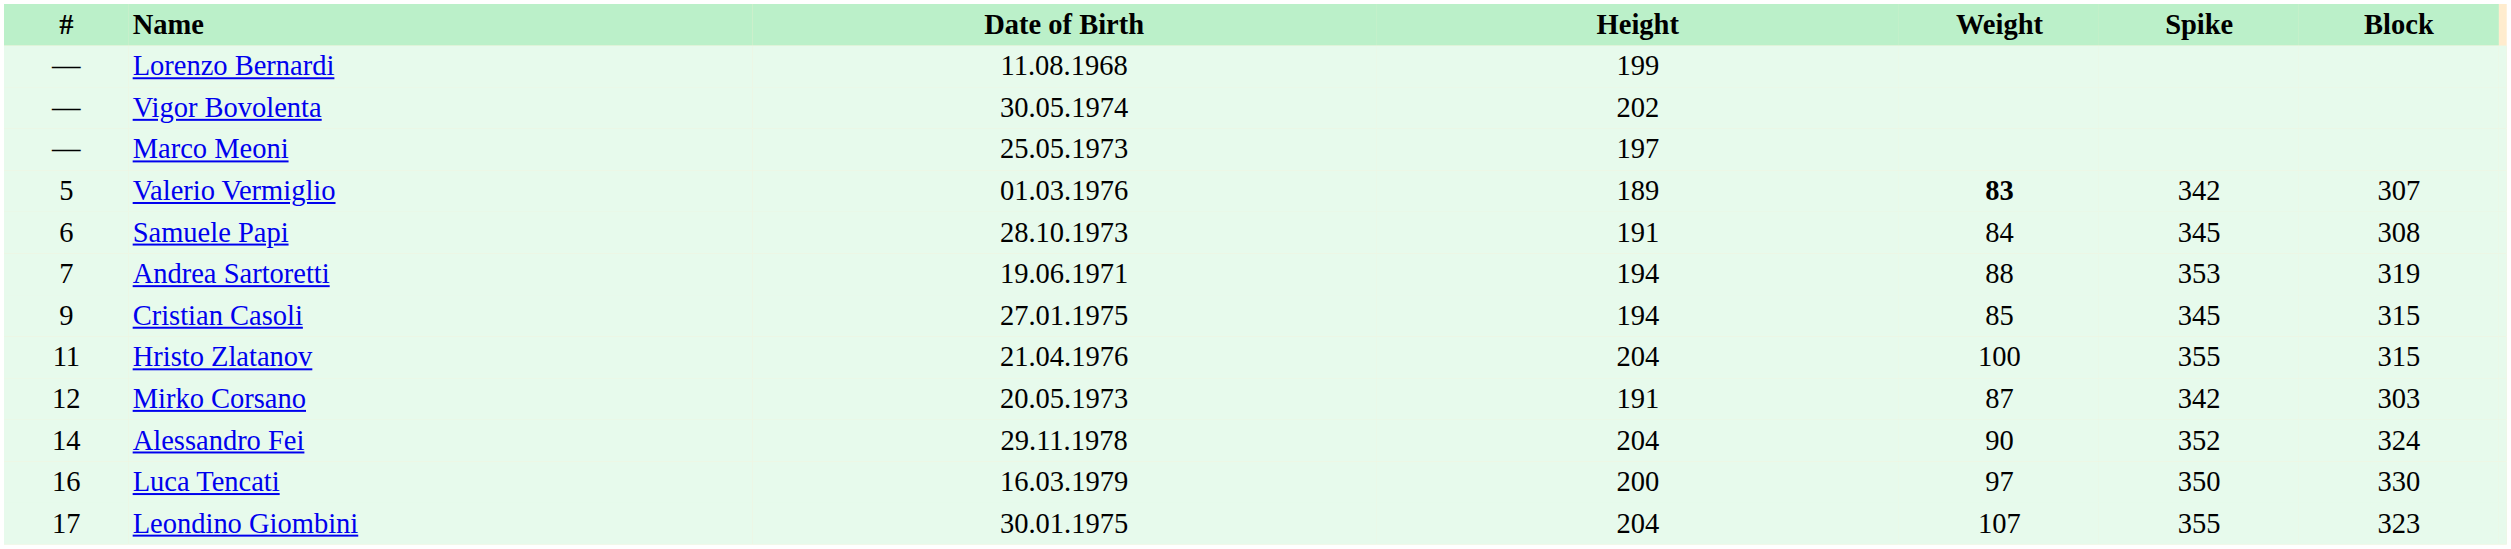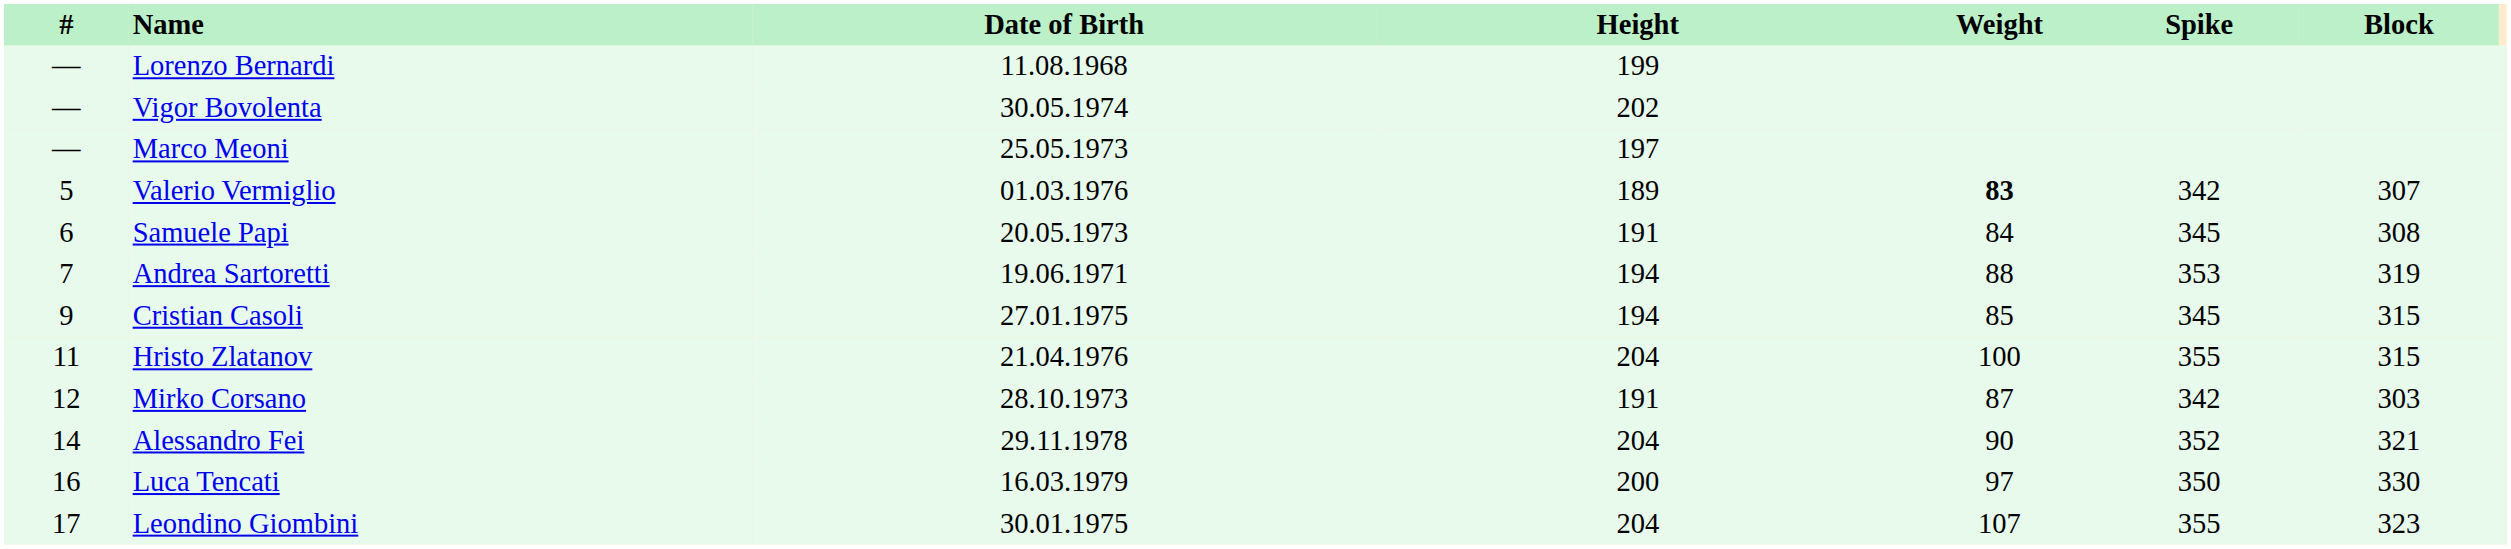(1064, 232) 28.10.1973 -> (1064, 232) 20.05.1973
(1064, 398) 20.05.1973 -> (1064, 398) 28.10.1973
(2399, 440) 324 -> (2399, 440) 321
